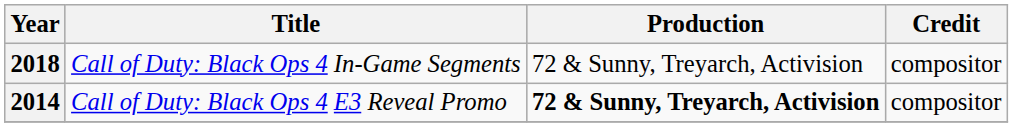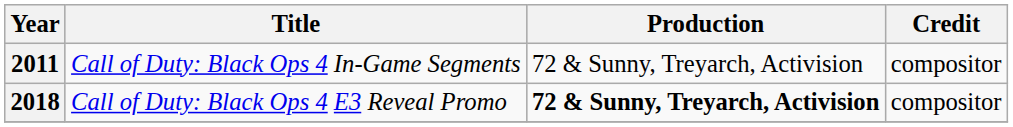(35, 63) 2018 -> (35, 63) 2011
(35, 102) 2014 -> (35, 102) 2018
